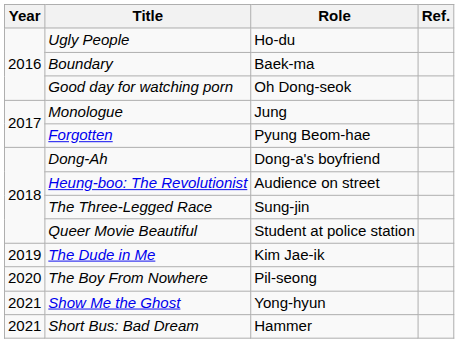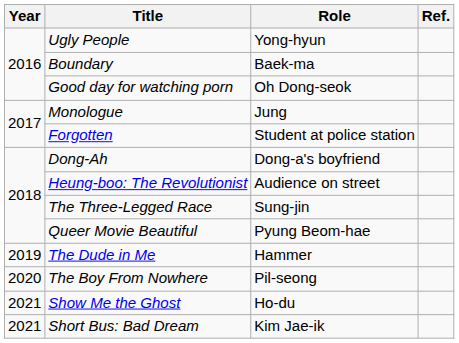(275, 40) Ho-du -> (290, 40) Yong-hyun
(312, 135) Pyung Beom-hae -> (335, 135) Student at police station
(335, 231) Student at police station -> (312, 231) Pyung Beom-hae
(289, 254) Kim Jae-ik -> (283, 254) Hammer
(290, 302) Yong-hyun -> (275, 302) Ho-du
(283, 326) Hammer -> (289, 326) Kim Jae-ik
